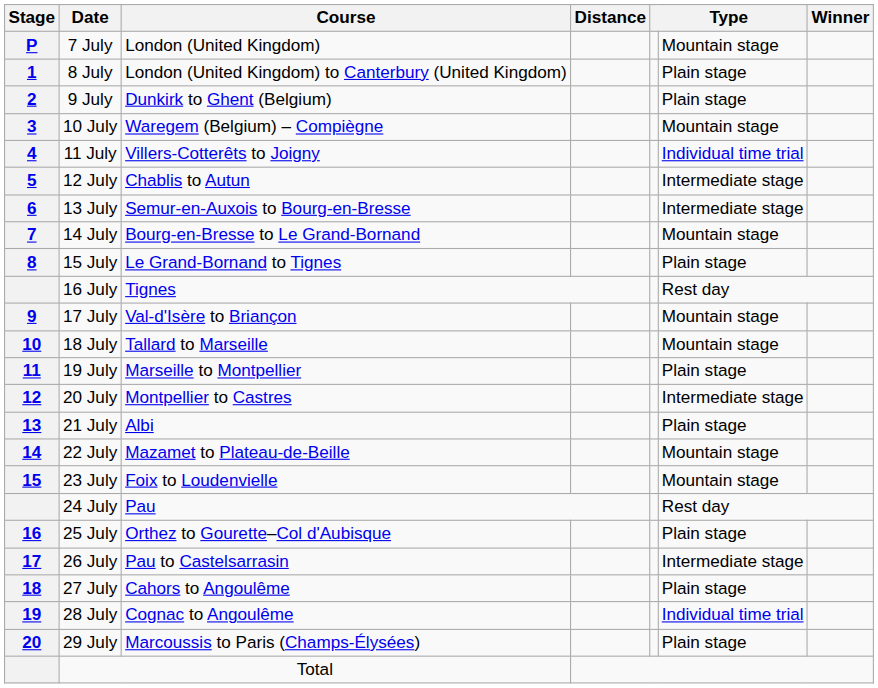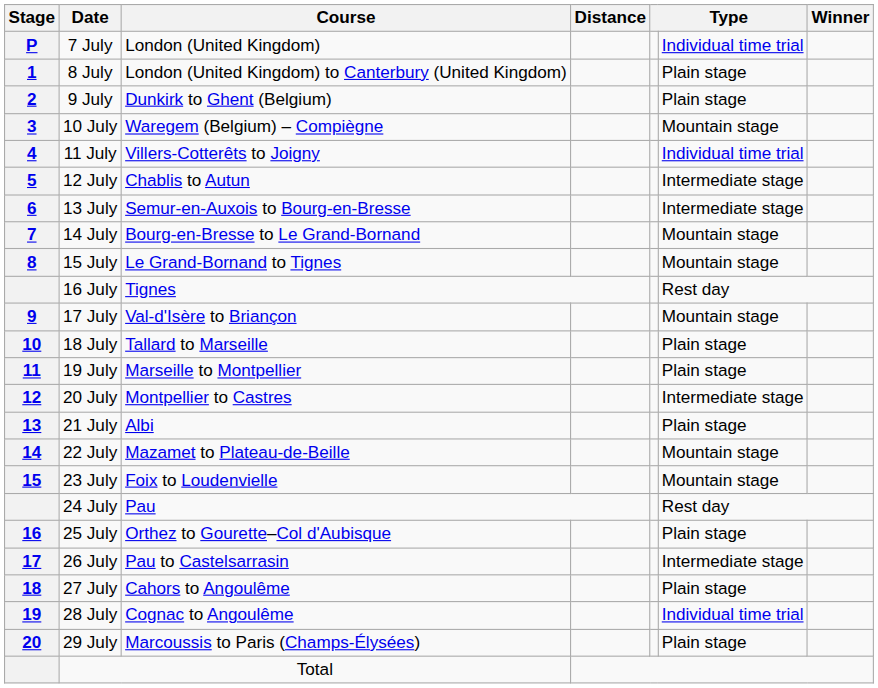(720, 45) Mountain stage -> (733, 45) Individual time trial
(704, 262) Plain stage -> (720, 262) Mountain stage
(720, 343) Mountain stage -> (704, 343) Plain stage
